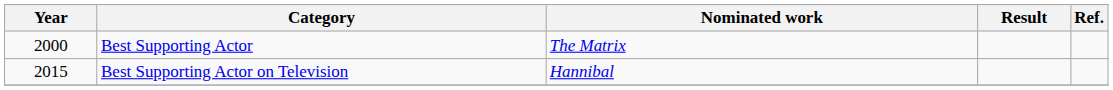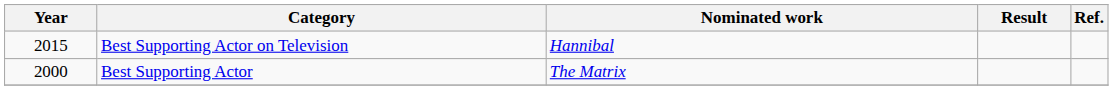rows swapped: (177, 44) <-> (225, 71)
